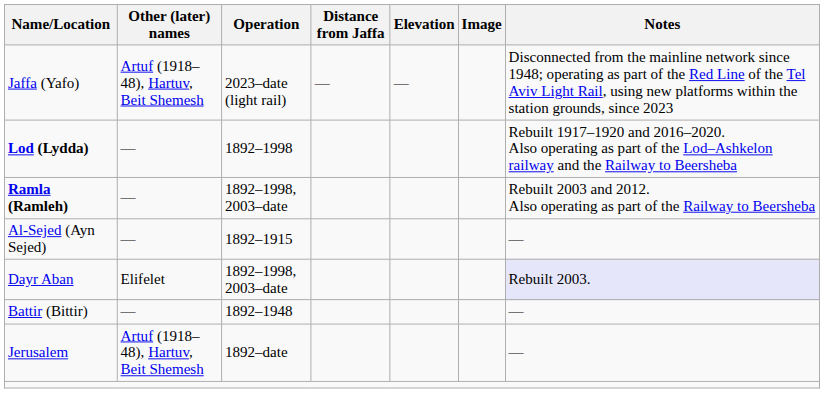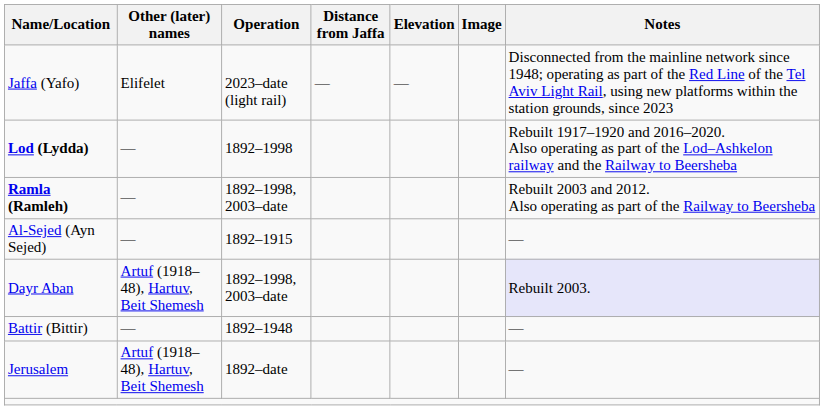(162, 82) Artuf (1918–48), Hartuv, Beit Shemesh -> (143, 82) Elifelet
(143, 279) Elifelet -> (162, 287) Artuf (1918–48), Hartuv, Beit Shemesh
